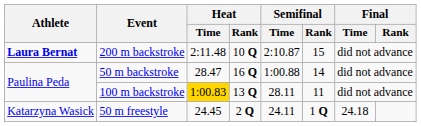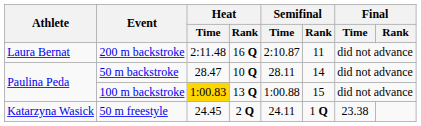(42, 53) bold -> (39, 53) normal
(245, 53) 10 Q -> (245, 53) 16 Q
(319, 53) 15 -> (319, 53) 11
(245, 72) 16 Q -> (245, 72) 10 Q
(282, 72) 1:00.88 -> (282, 72) 28.11
(282, 92) 28.11 -> (282, 92) 1:00.88
(319, 92) 11 -> (319, 92) 15
(355, 112) 24.18 -> (355, 112) 23.38
